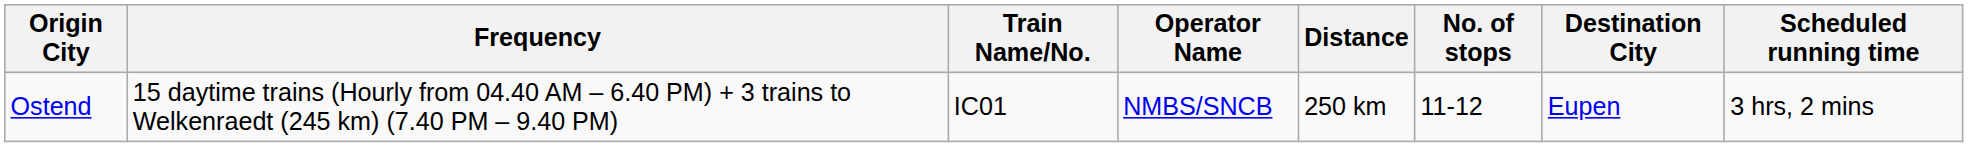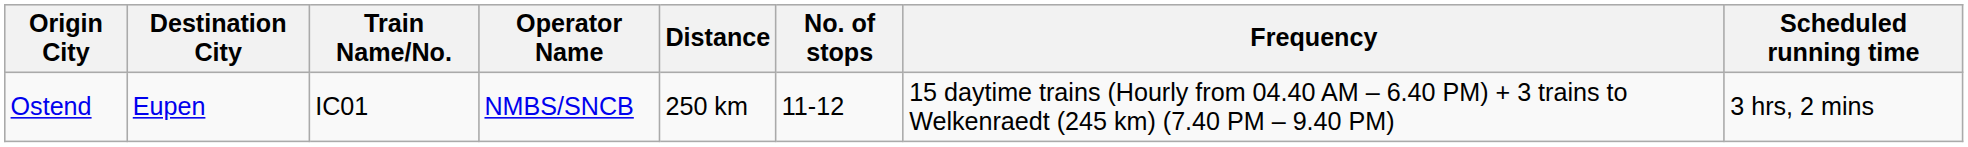columns swapped: (1633, 38) <-> (537, 38)
